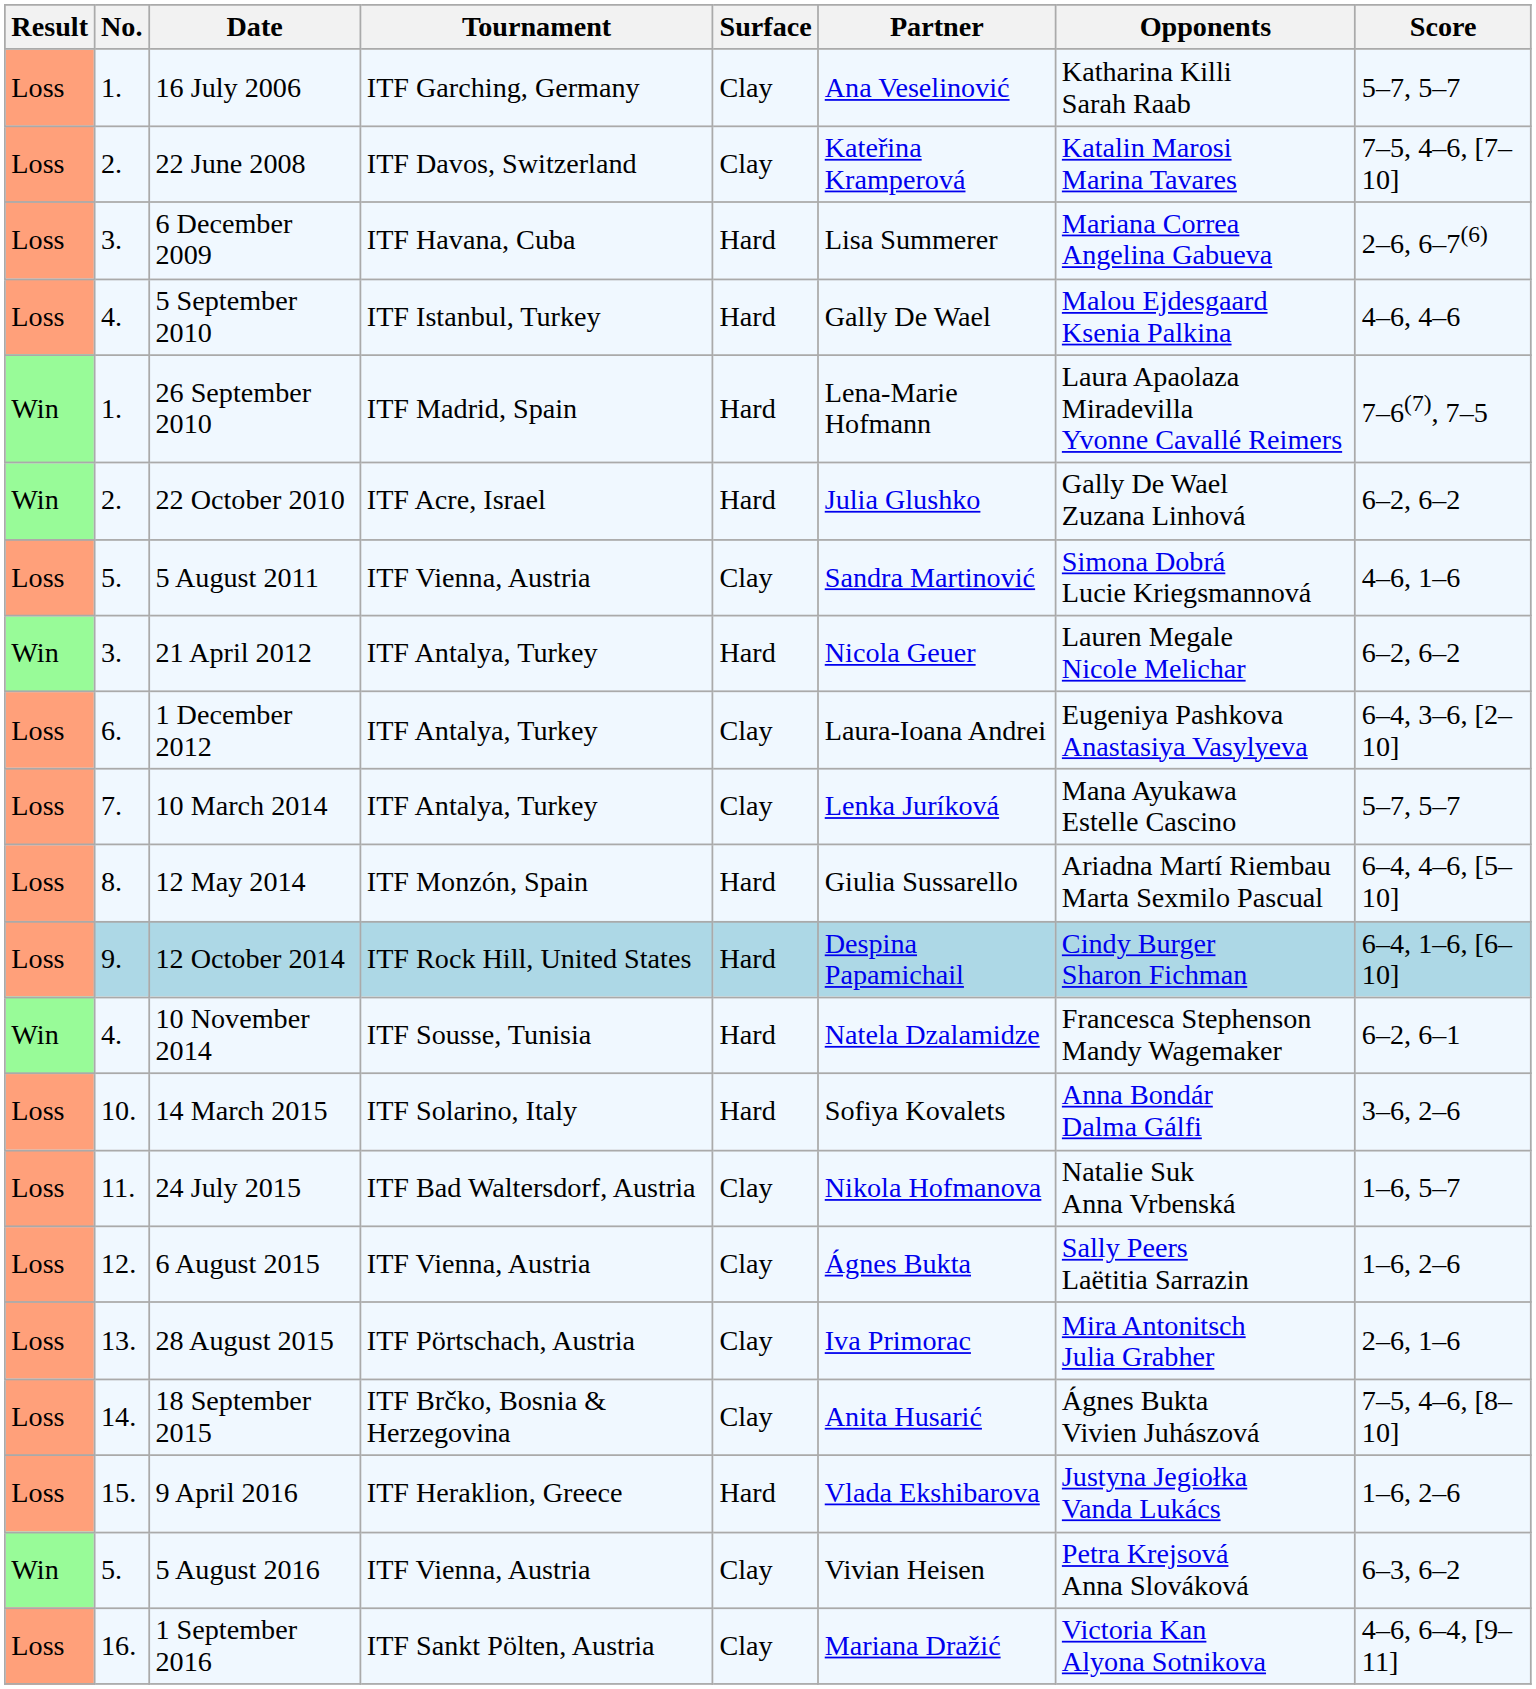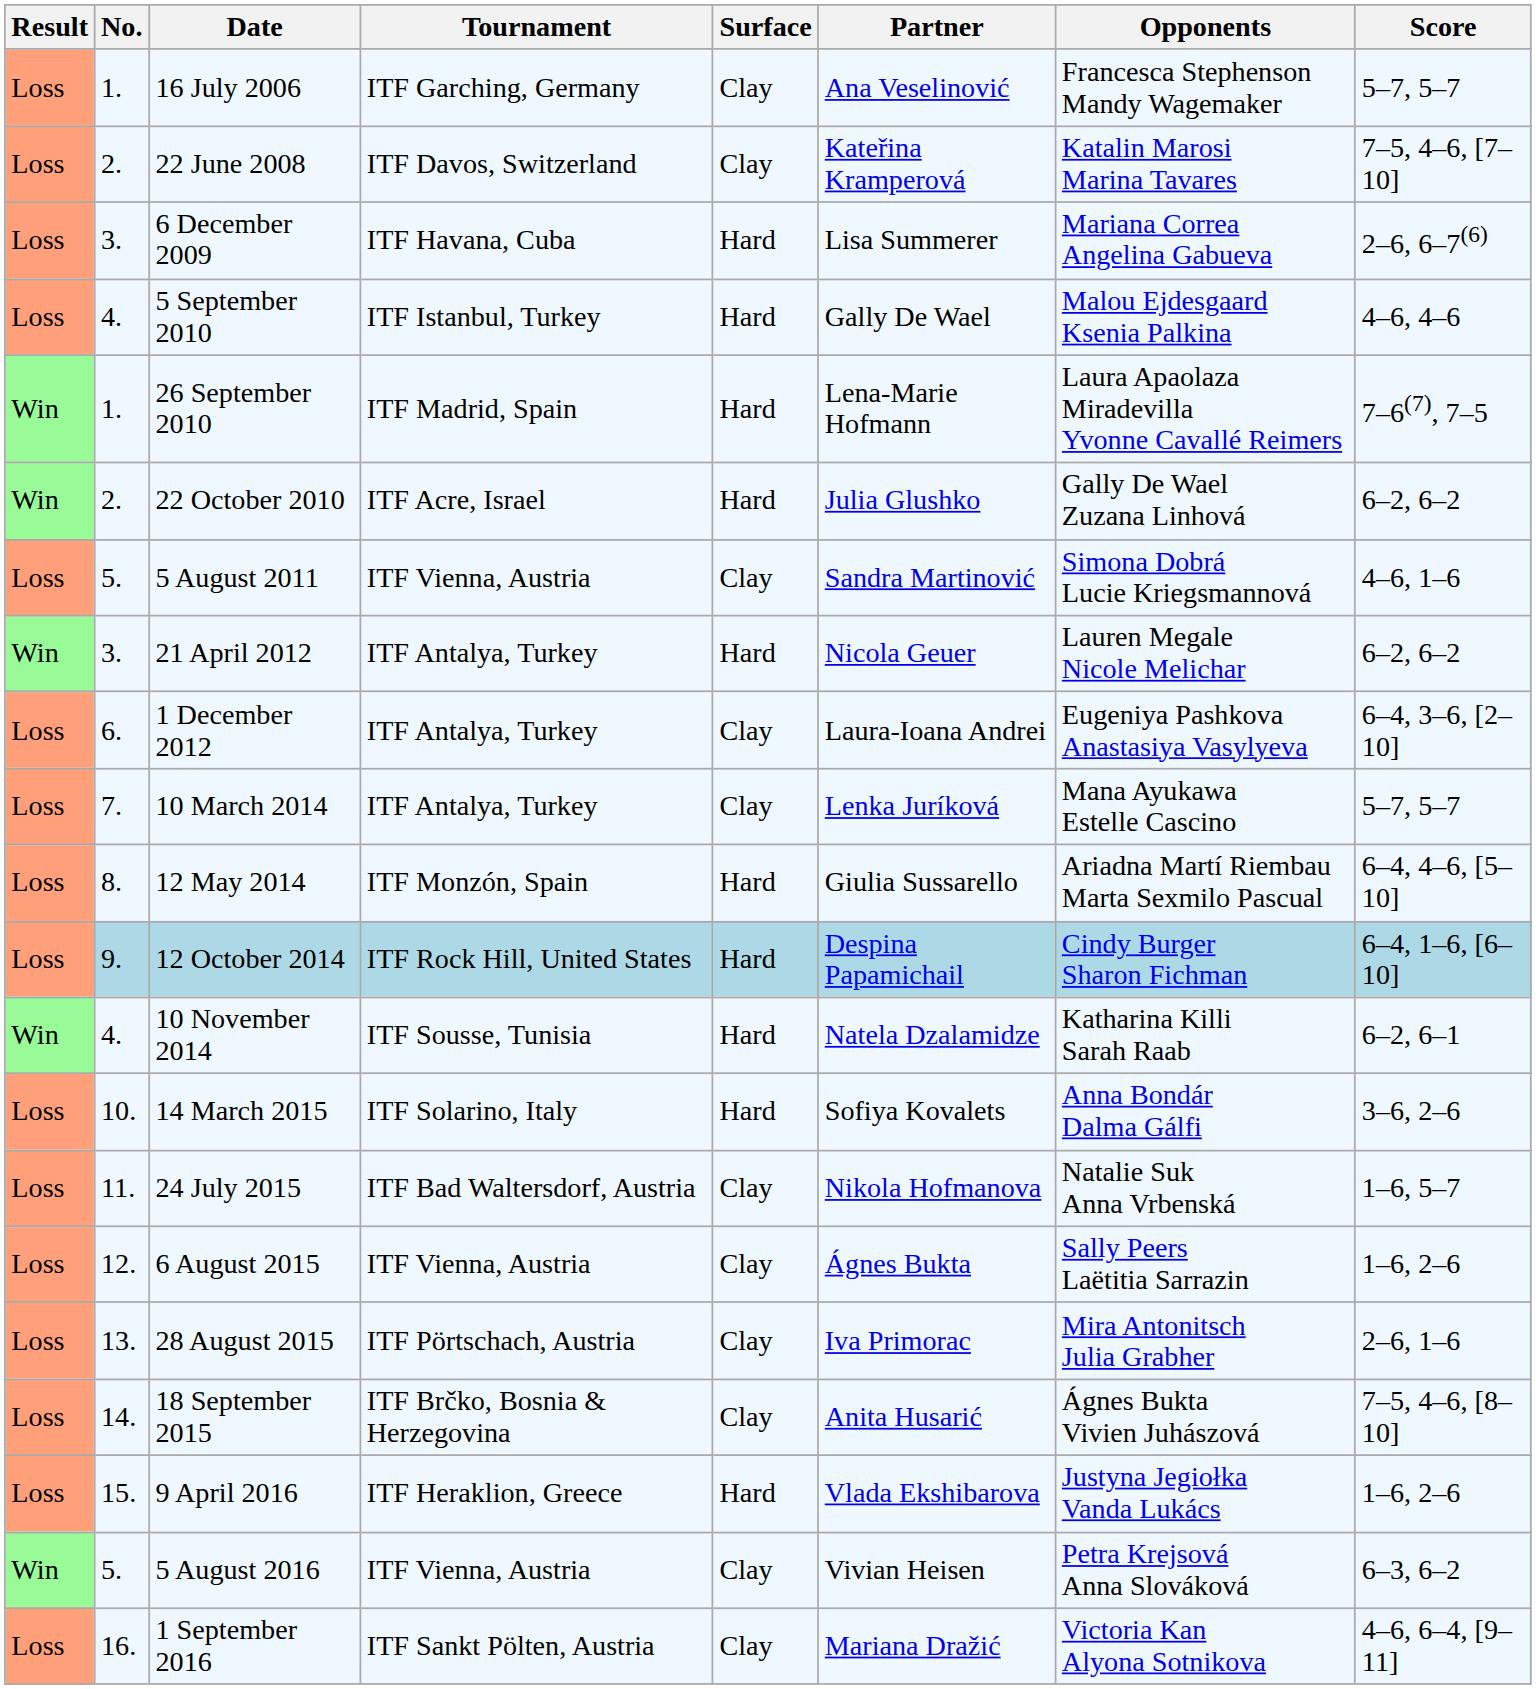(1147, 87) Katharina Killi Sarah Raab -> (1187, 87) Francesca Stephenson Mandy Wagemaker
(1187, 1035) Francesca Stephenson Mandy Wagemaker -> (1147, 1035) Katharina Killi Sarah Raab
